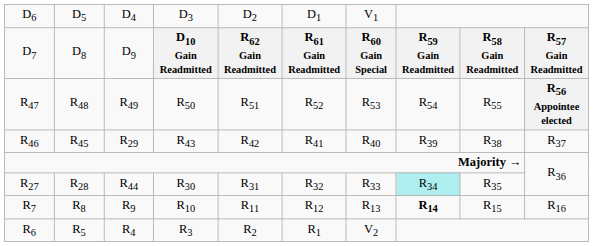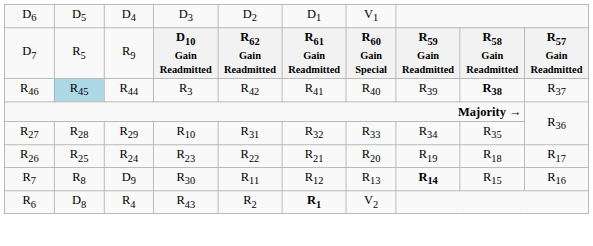(79, 53) D8 -> (79, 53) R5
(129, 53) D9 -> (129, 53) R9
- row: (29, 104)
(79, 141) no background -> (79, 90) lightblue background
(129, 141) R29 -> (129, 90) R44
(186, 141) R43 -> (186, 90) R3
(492, 141) normal -> (492, 90) bold
(129, 184) R44 -> (129, 133) R29
(186, 184) R30 -> (186, 133) R10
(428, 184) paleturquoise background -> (428, 133) no background
+ row: (29, 156)
(129, 207) R9 -> (129, 179) D9
(186, 207) R10 -> (186, 179) R30
(79, 230) R5 -> (79, 202) D8
(186, 230) R3 -> (186, 202) R43
(314, 230) normal -> (314, 202) bold
